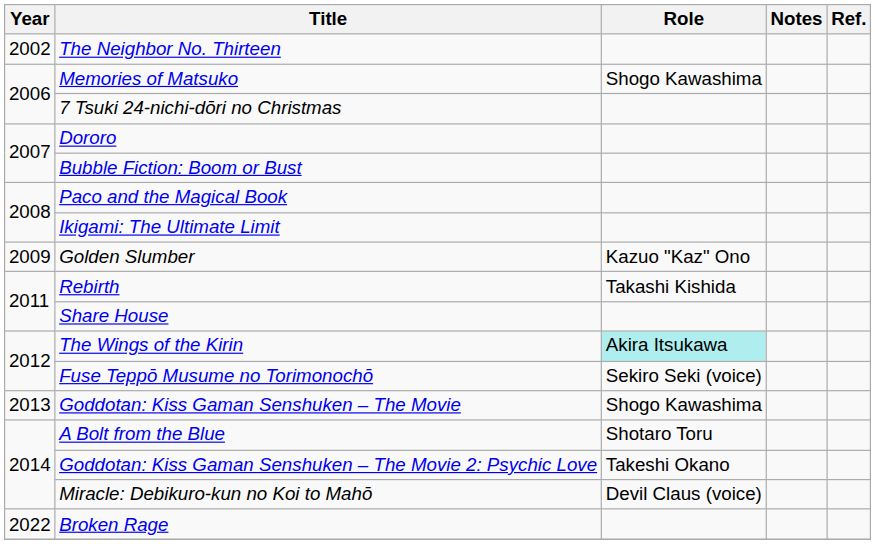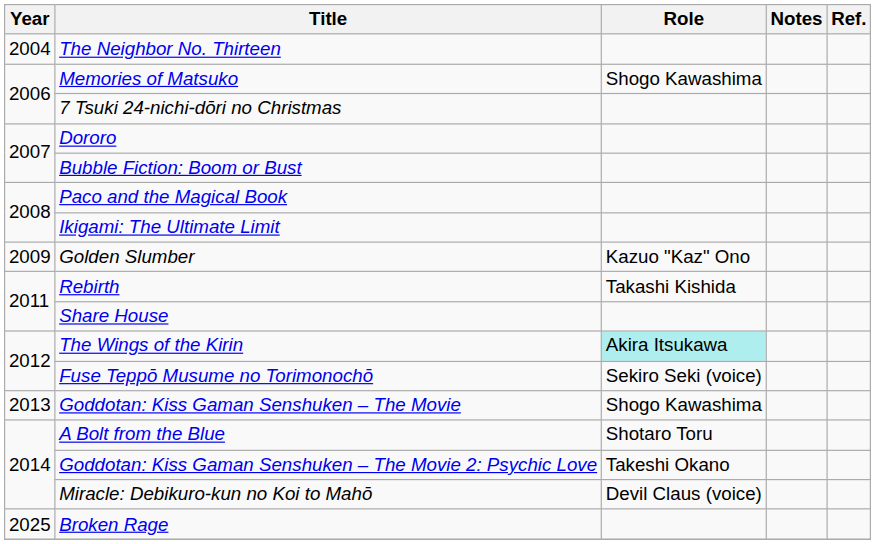(30, 49) 2002 -> (30, 49) 2004
(30, 524) 2022 -> (30, 524) 2025
